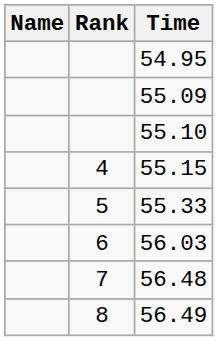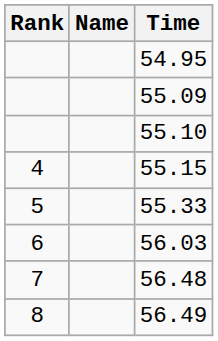columns swapped: (102, 23) <-> (37, 23)
